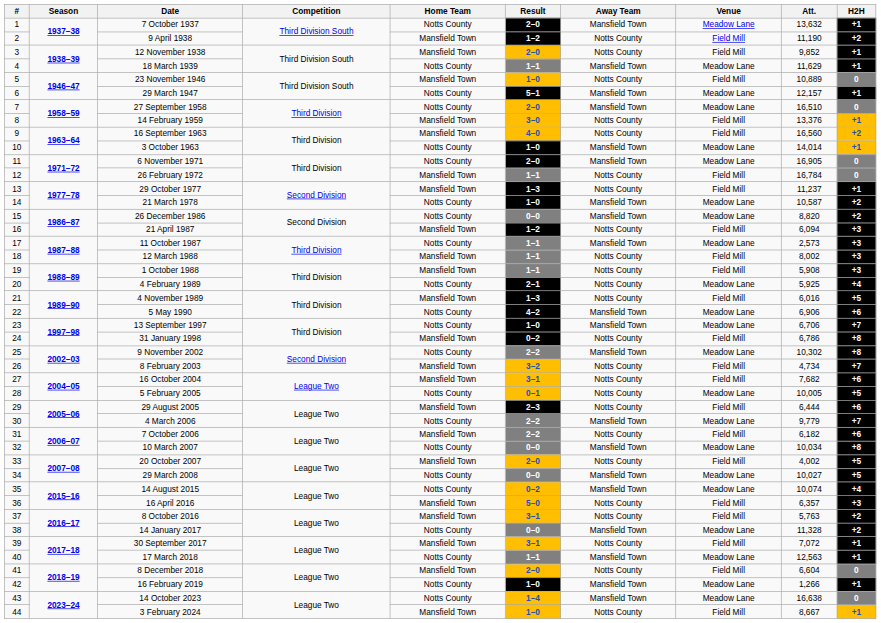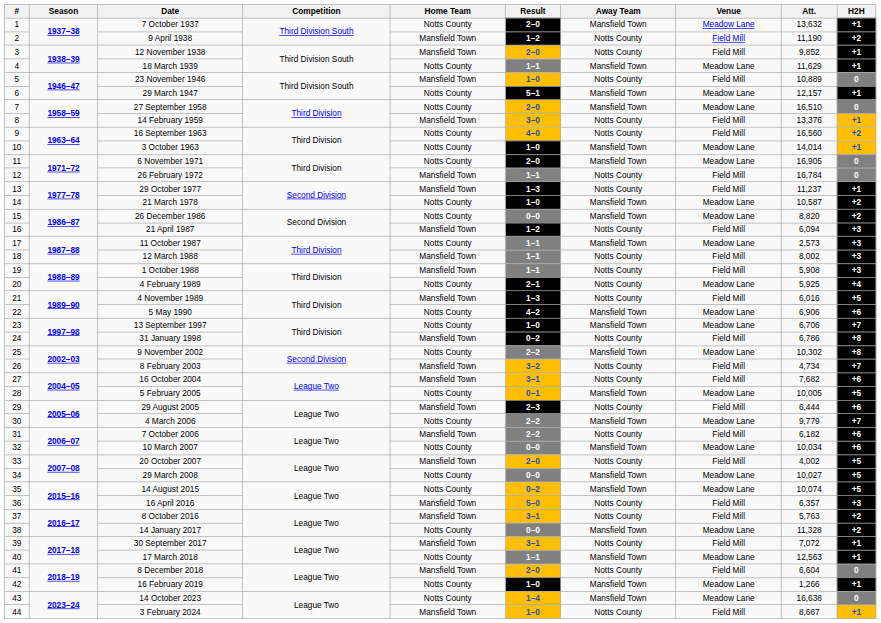(448, 134) Mansfield Town -> (448, 134) Notts County
(618, 393) Notts County -> (618, 393) Mansfield Town
(856, 448) +8 -> (856, 448) +6
(856, 489) +4 -> (856, 489) +5
